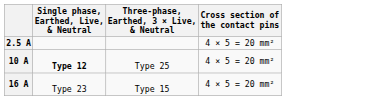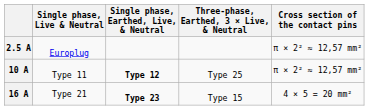+ column: (69, 20)
(240, 43) 4 × 5 = 20 mm² -> (318, 48) π × 2² ≈ 12,57 mm²
(240, 61) 4 × 5 = 20 mm² -> (318, 71) π × 2² ≈ 12,57 mm²
(69, 89) normal -> (142, 98) bold
